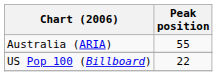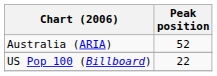(183, 44) 55 -> (183, 44) 52
